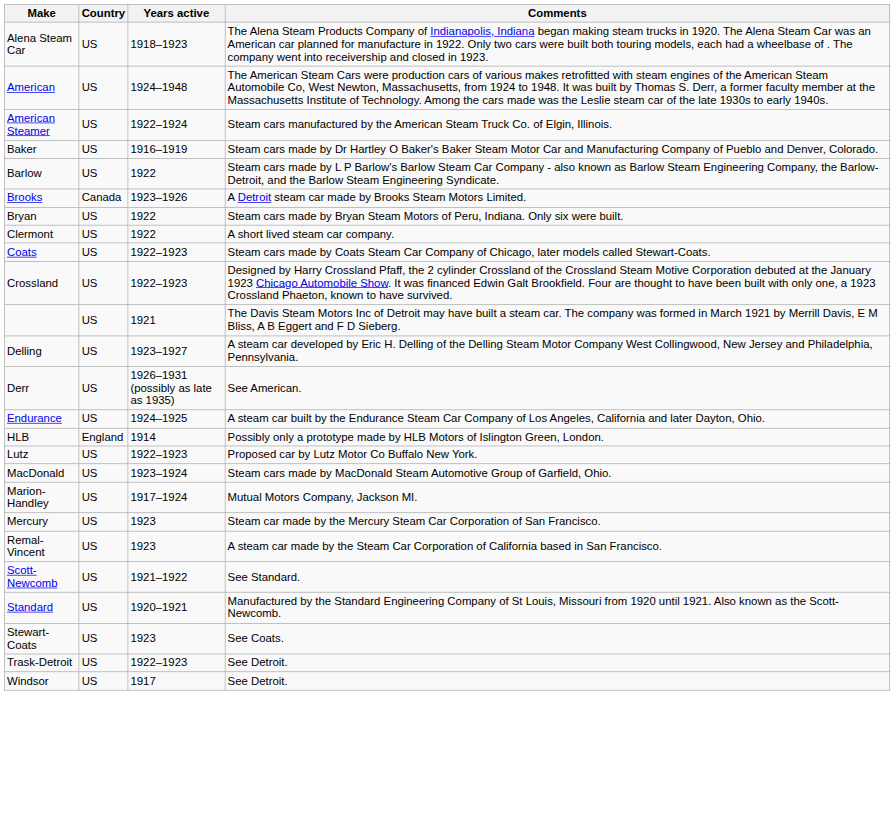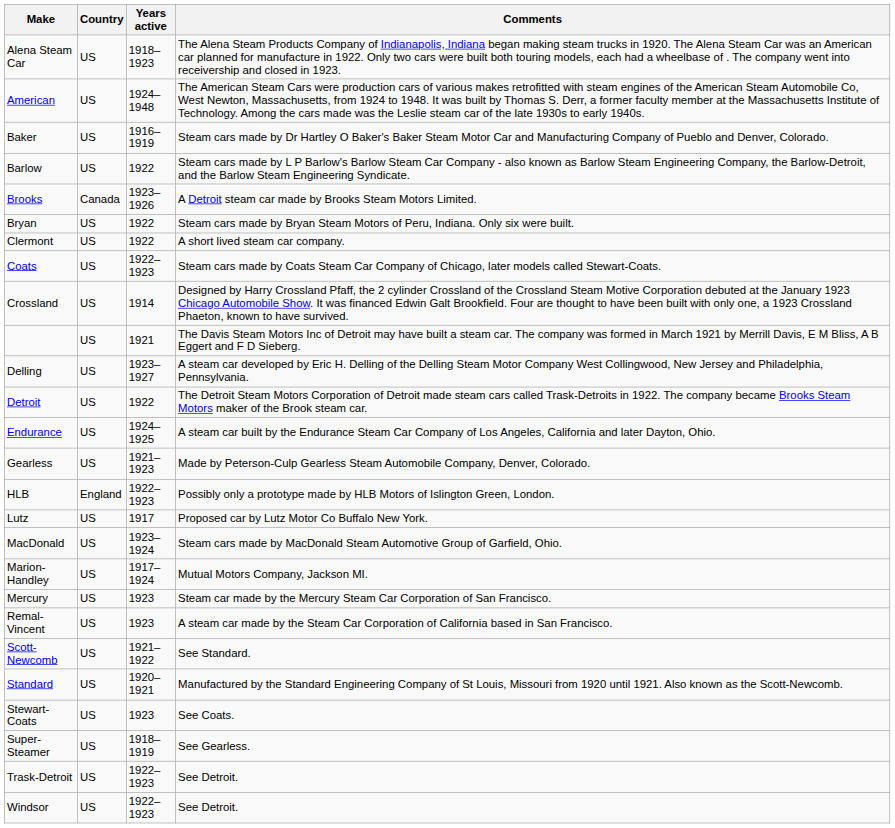- row: (31, 125)
(159, 283) 1922–1923 -> (141, 303) 1914
- row: (18, 388)
+ row: (24, 402)
+ row: (30, 463)
(143, 437) 1914 -> (145, 494) 1922–1923
(159, 455) 1922–1923 -> (141, 519) 1917
+ row: (28, 746)
(143, 681) 1917 -> (145, 807) 1922–1923
